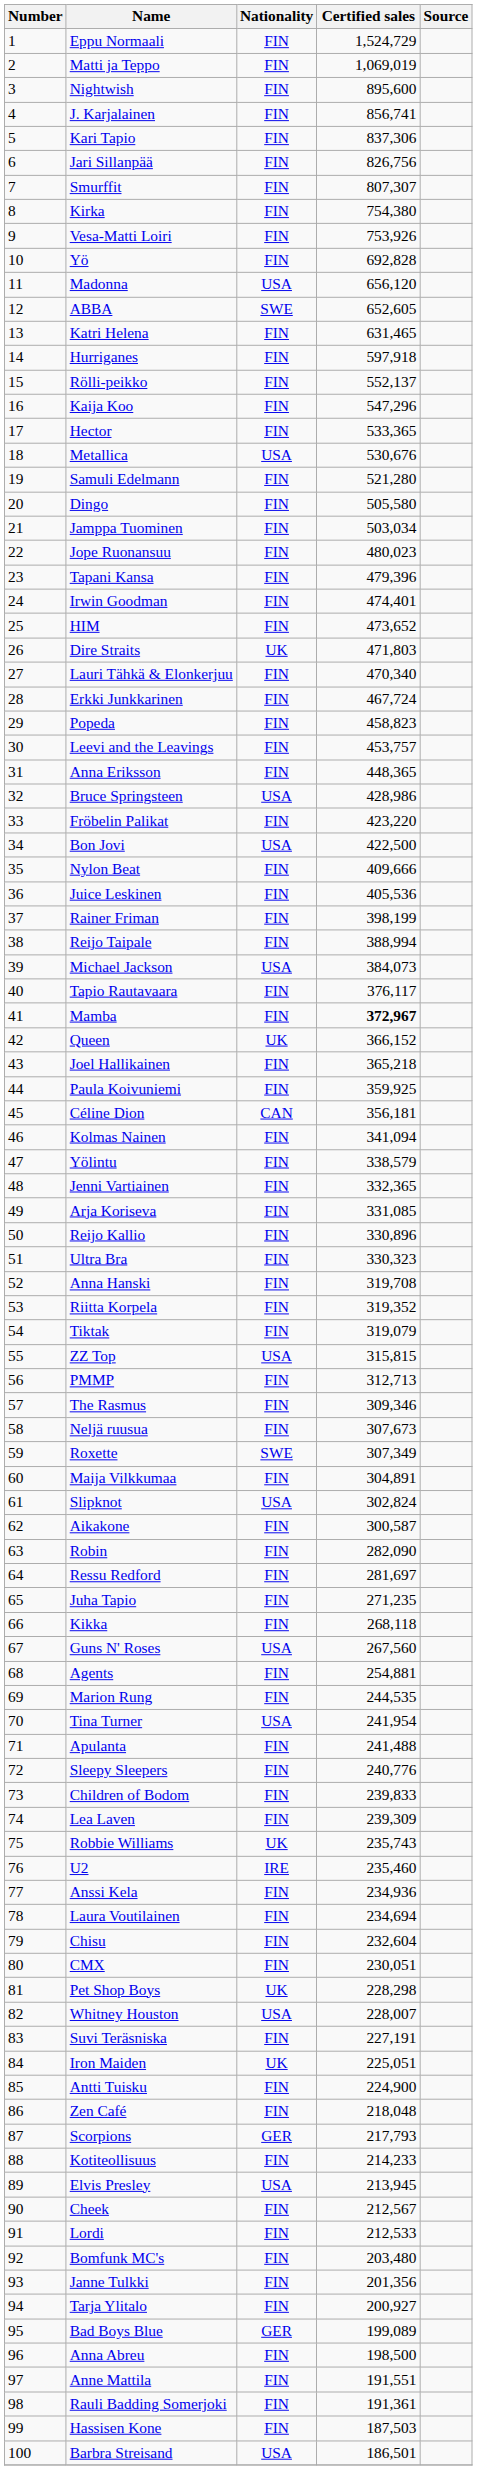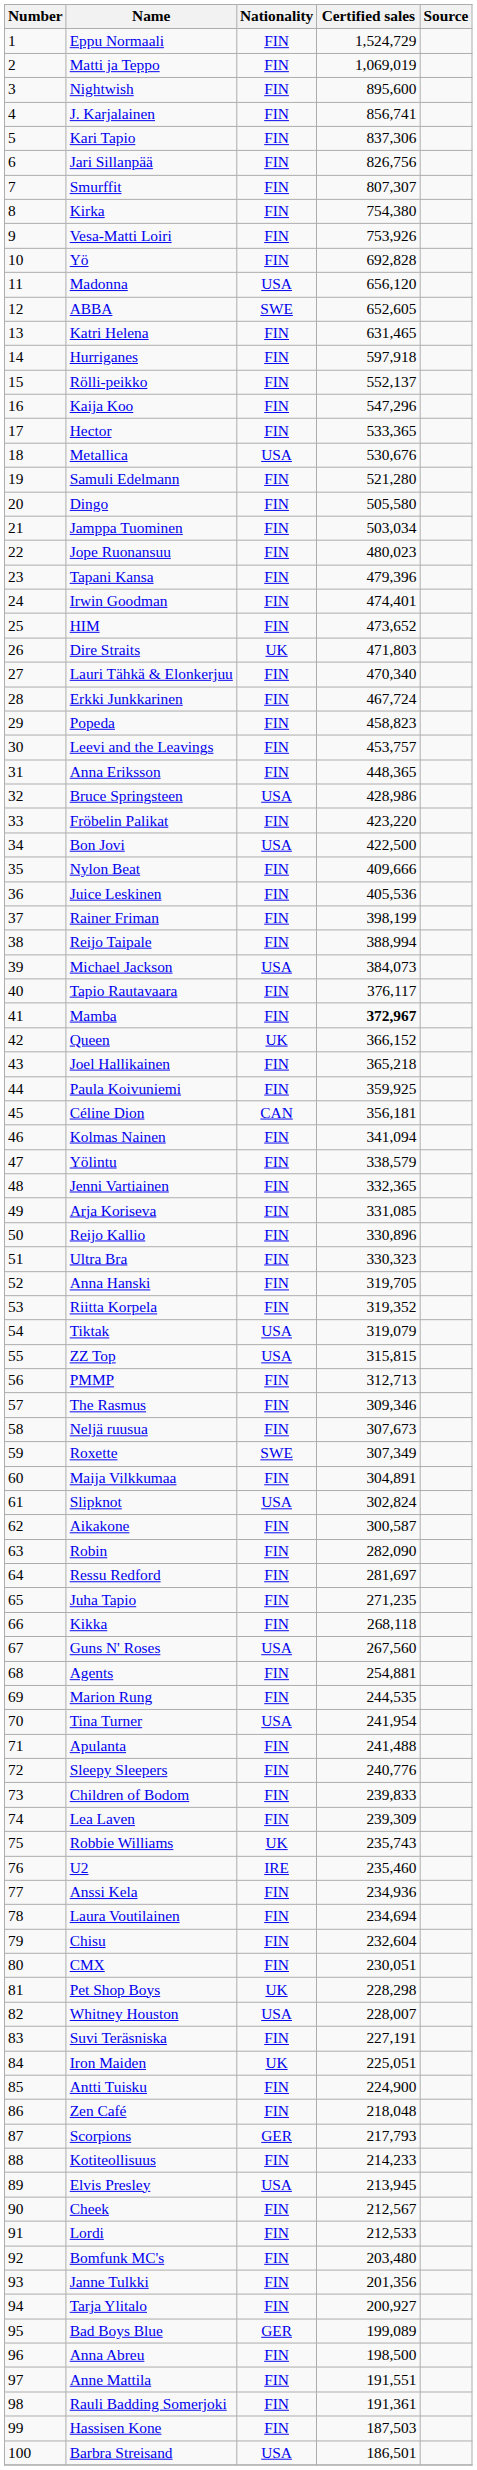(391, 1283) 319,708 -> (391, 1283) 319,705
(277, 1332) FIN -> (277, 1332) USA
